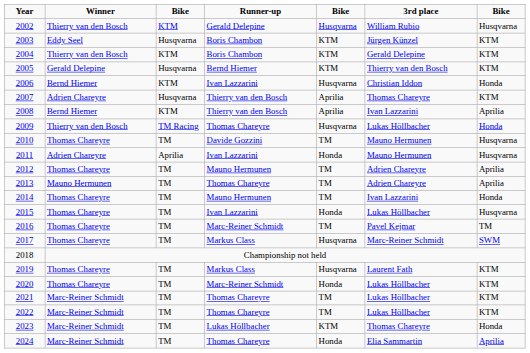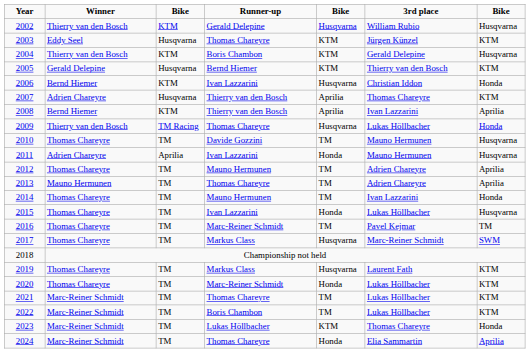(234, 40) Boris Chambon -> (238, 40) Thomas Chareyre
(489, 54) KTM -> (498, 54) Husqvarna
(238, 312) Thomas Chareyre -> (234, 312) Boris Chambon
